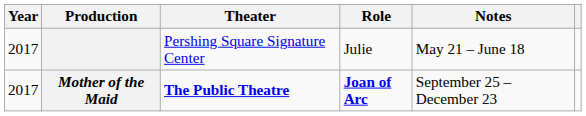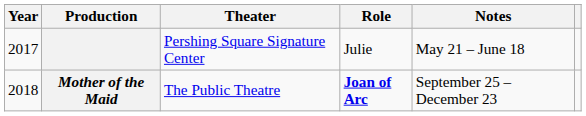(23, 90) 2017 -> (23, 90) 2018
(227, 90) bold -> (222, 90) normal
